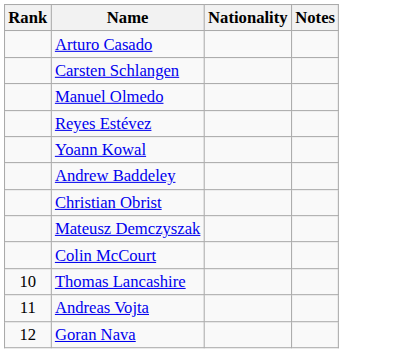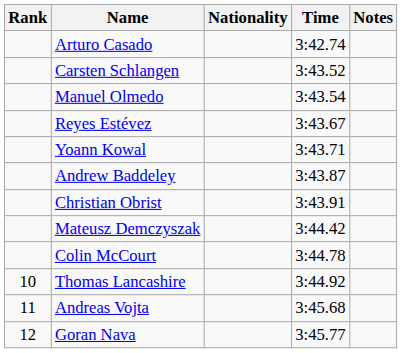+ column: (320, 17)
